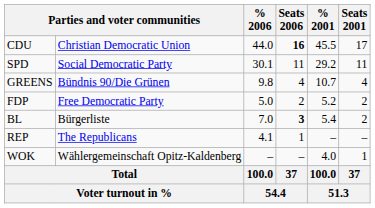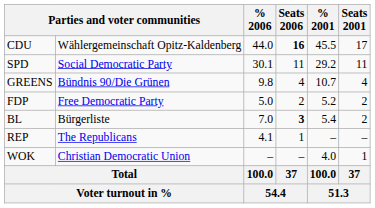(124, 45) Christian Democratic Union -> (150, 45) Wählergemeinschaft Opitz-Kaldenberg
(150, 156) Wählergemeinschaft Opitz-Kaldenberg -> (124, 156) Christian Democratic Union
